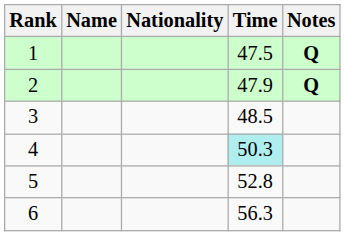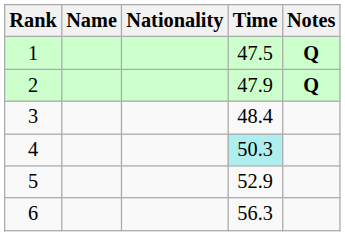(255, 117) 48.5 -> (255, 117) 48.4
(255, 181) 52.8 -> (255, 181) 52.9
